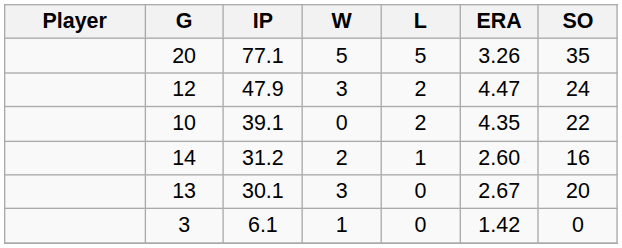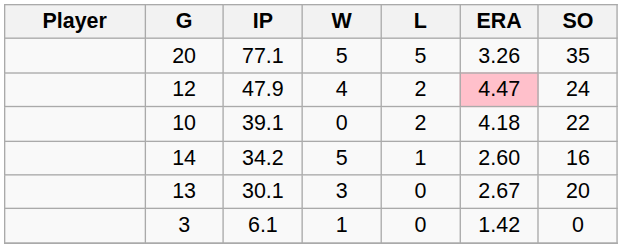(342, 89) 3 -> (342, 89) 4
(499, 89) no background -> (499, 89) pink background
(499, 123) 4.35 -> (499, 123) 4.18
(263, 157) 31.2 -> (263, 157) 34.2
(342, 157) 2 -> (342, 157) 5
